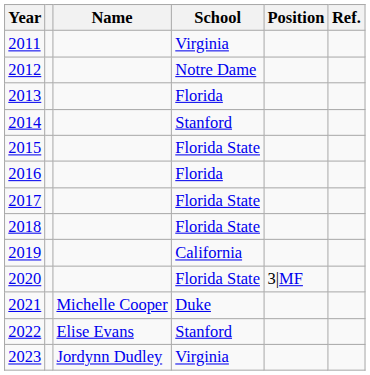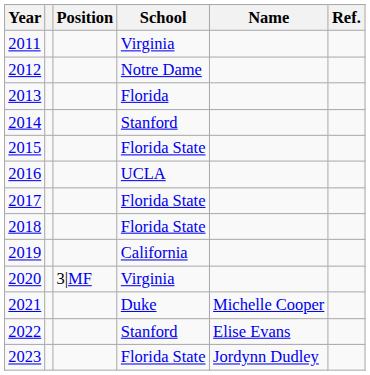columns swapped: (112, 17) <-> (296, 17)
(199, 174) Florida -> (143, 174) UCLA
(218, 278) Florida State -> (148, 278) Virginia
(202, 357) Virginia -> (163, 357) Florida State
